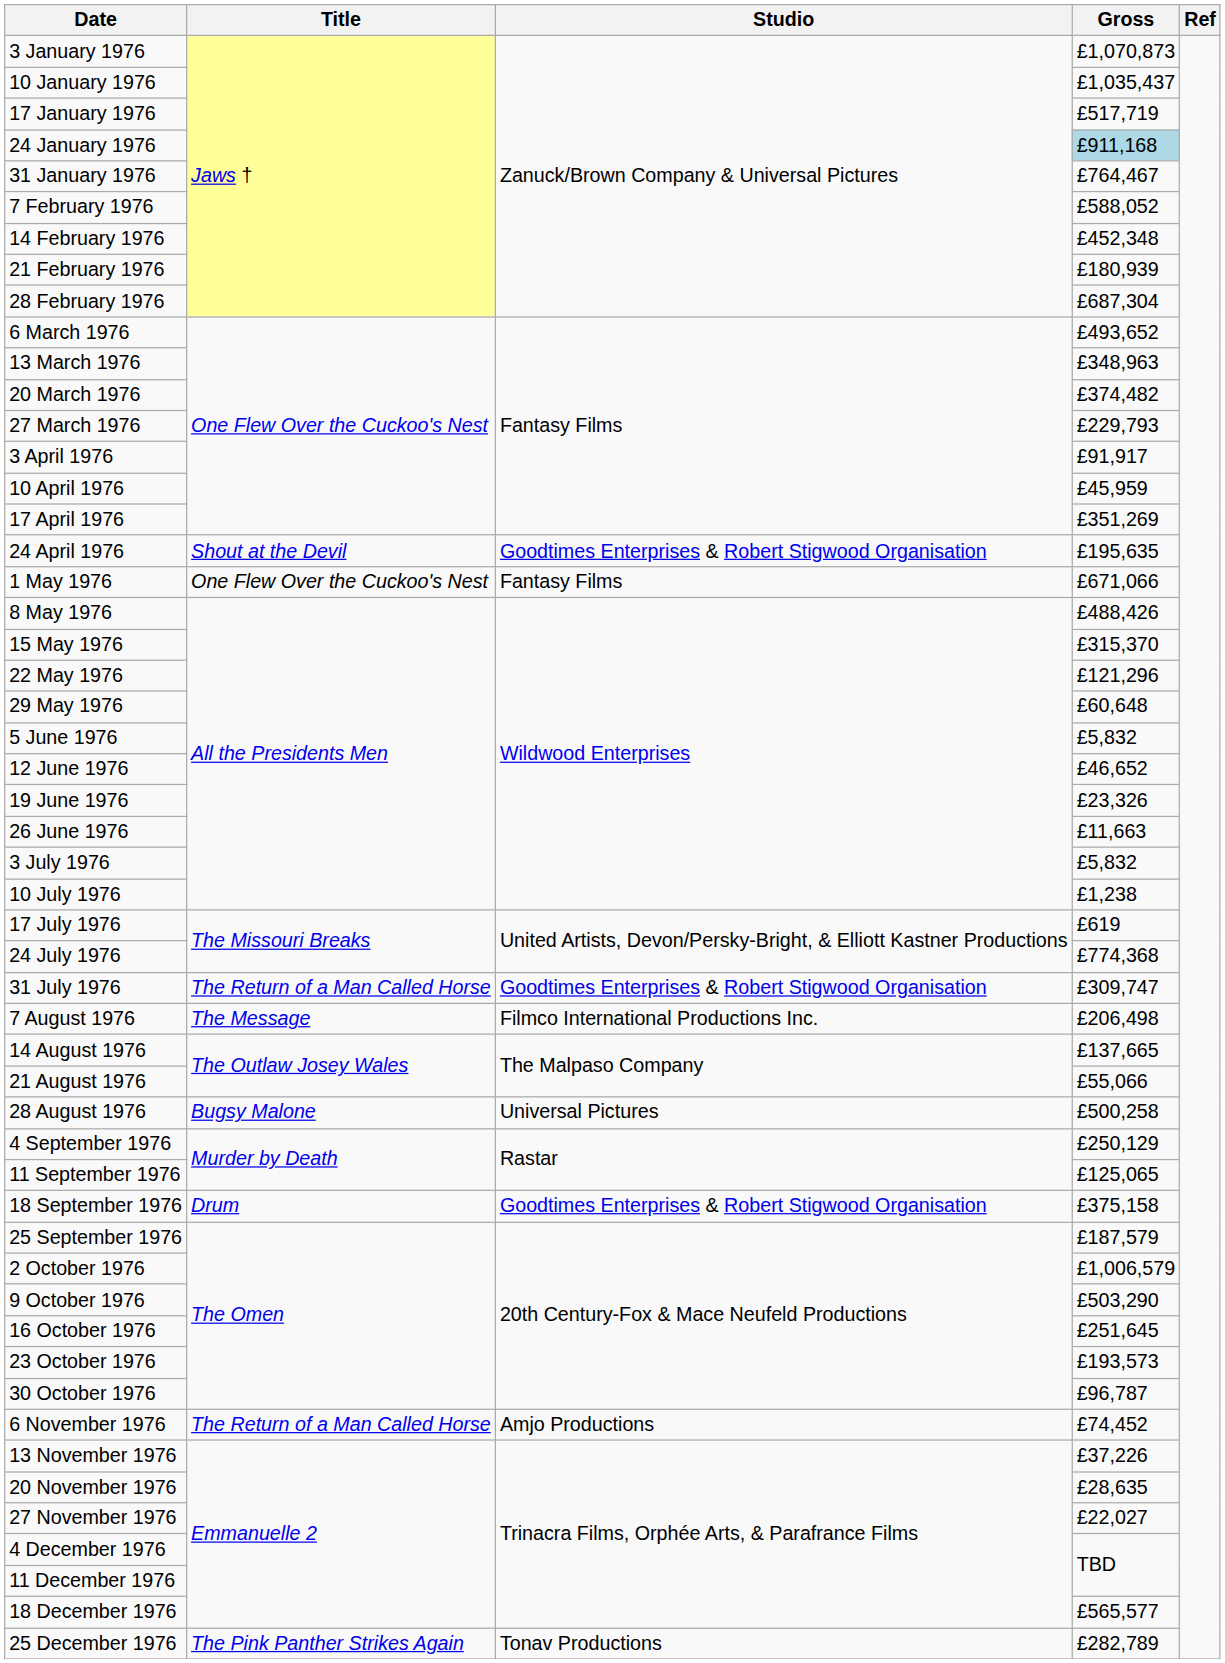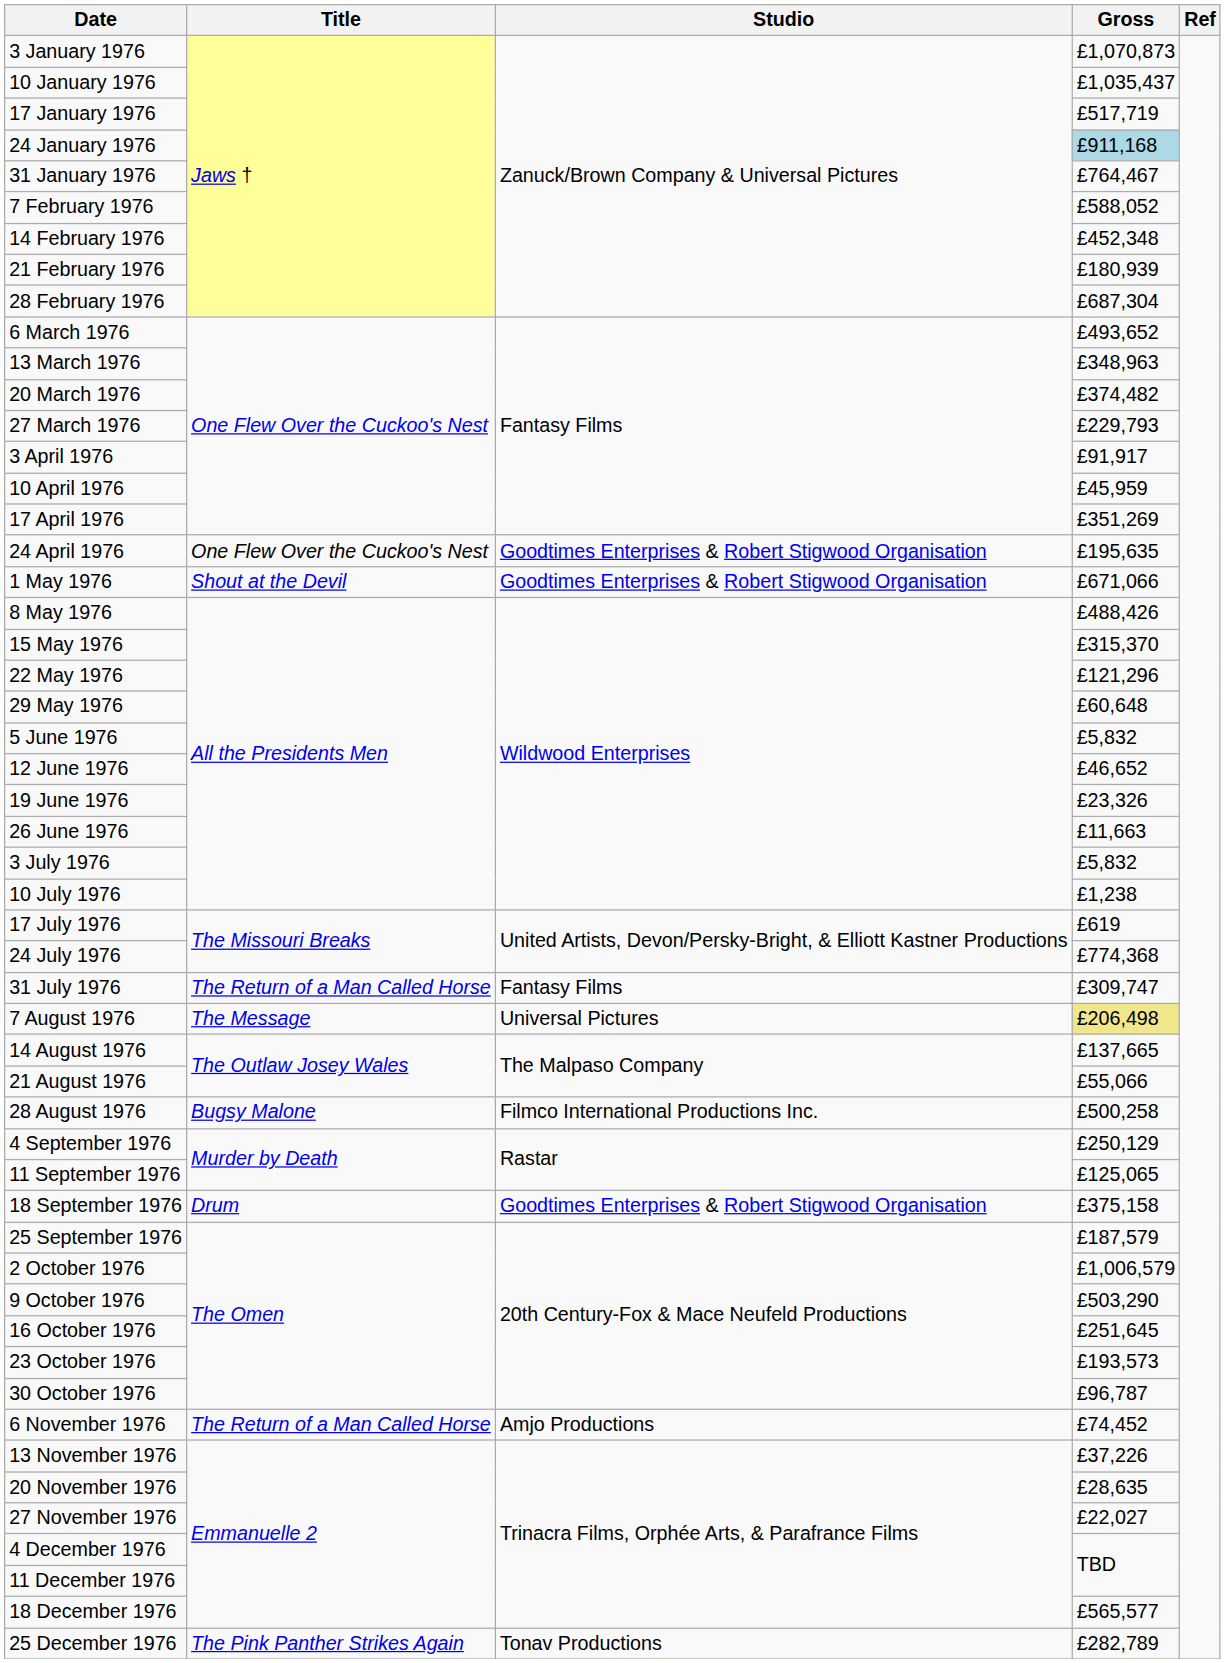(269, 550) Shout at the Devil -> (340, 550) One Flew Over the Cuckoo's Nest
(340, 581) One Flew Over the Cuckoo's Nest -> (269, 581) Shout at the Devil
(561, 581) Fantasy Films -> (743, 581) Goodtimes Enterprises & Robert Stigwood Organisation
(743, 987) Goodtimes Enterprises & Robert Stigwood Organisation -> (561, 987) Fantasy Films
(659, 1018) Filmco International Productions Inc. -> (579, 1018) Universal Pictures
(1118, 1018) no background -> (1118, 1018) khaki background
(579, 1112) Universal Pictures -> (659, 1112) Filmco International Productions Inc.
